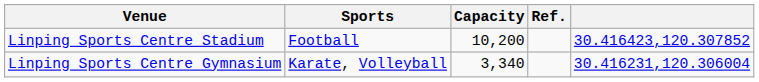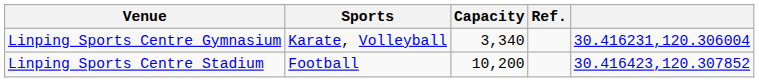rows swapped: (145, 64) <-> (136, 40)
